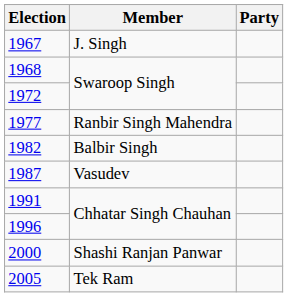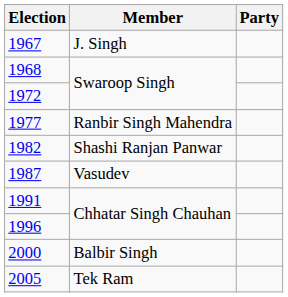(115, 148) Balbir Singh -> (148, 148) Shashi Ranjan Panwar
(148, 252) Shashi Ranjan Panwar -> (115, 252) Balbir Singh
